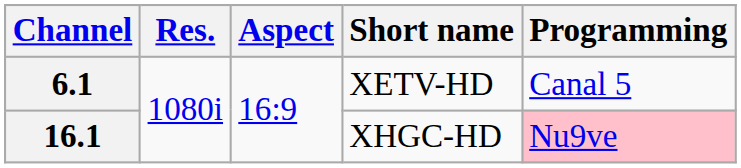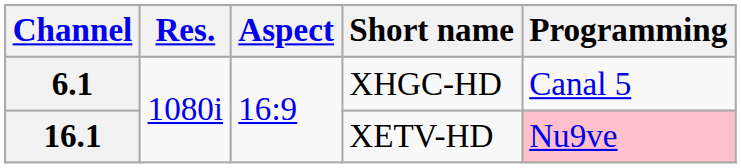(421, 83) XETV-HD -> (426, 83) XHGC-HD
(426, 135) XHGC-HD -> (421, 135) XETV-HD
